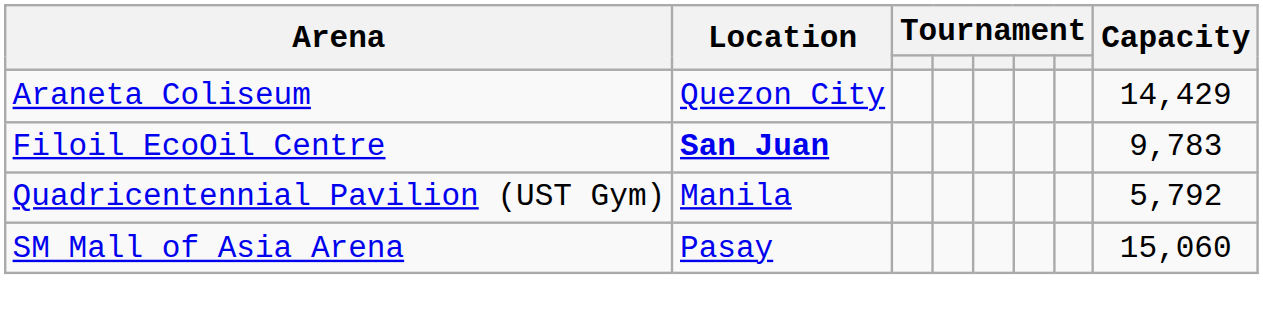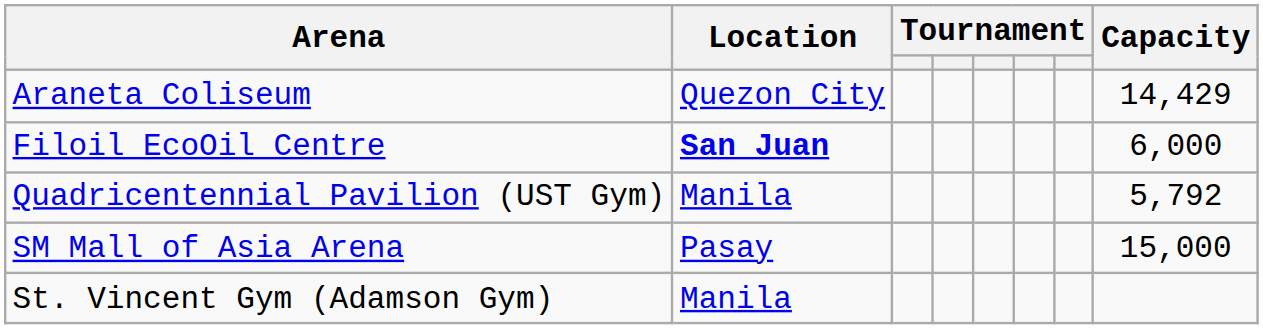(1176, 147) 9,783 -> (1176, 147) 6,000
(1176, 248) 15,060 -> (1176, 248) 15,000
+ row: (283, 298)
